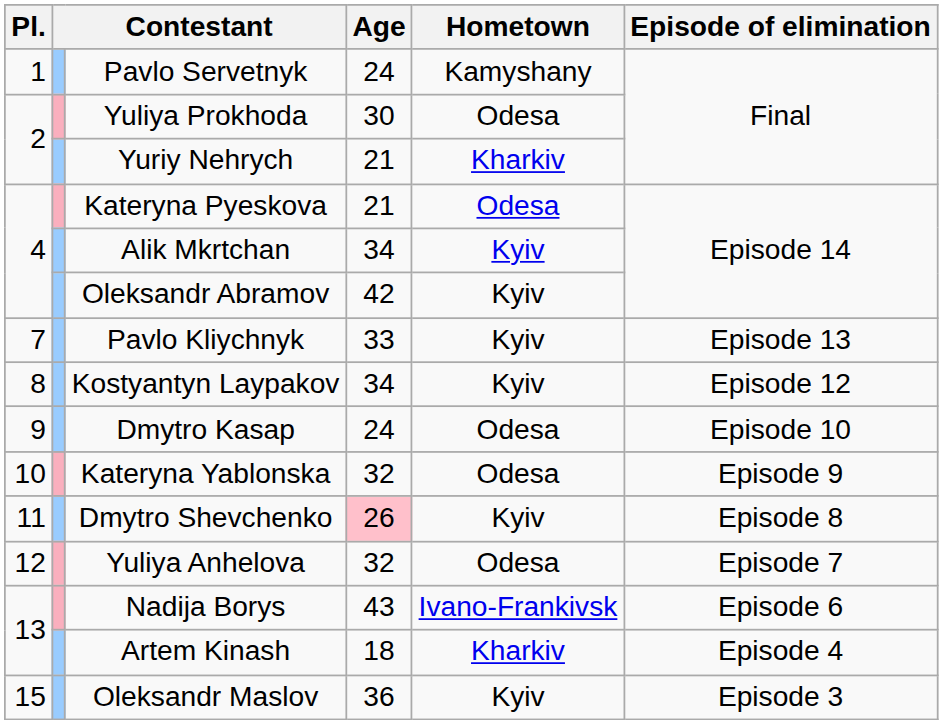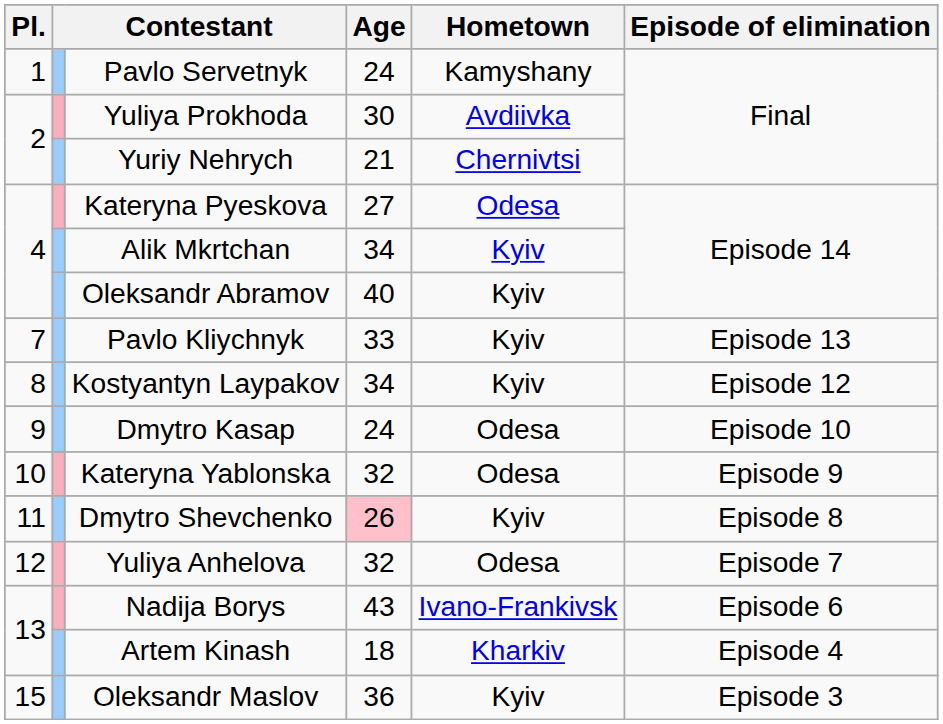(518, 116) Odesa -> (518, 116) Avdiivka
(518, 160) Kharkiv -> (518, 160) Chernivtsi
(379, 205) 21 -> (379, 205) 27
(379, 294) 42 -> (379, 294) 40
